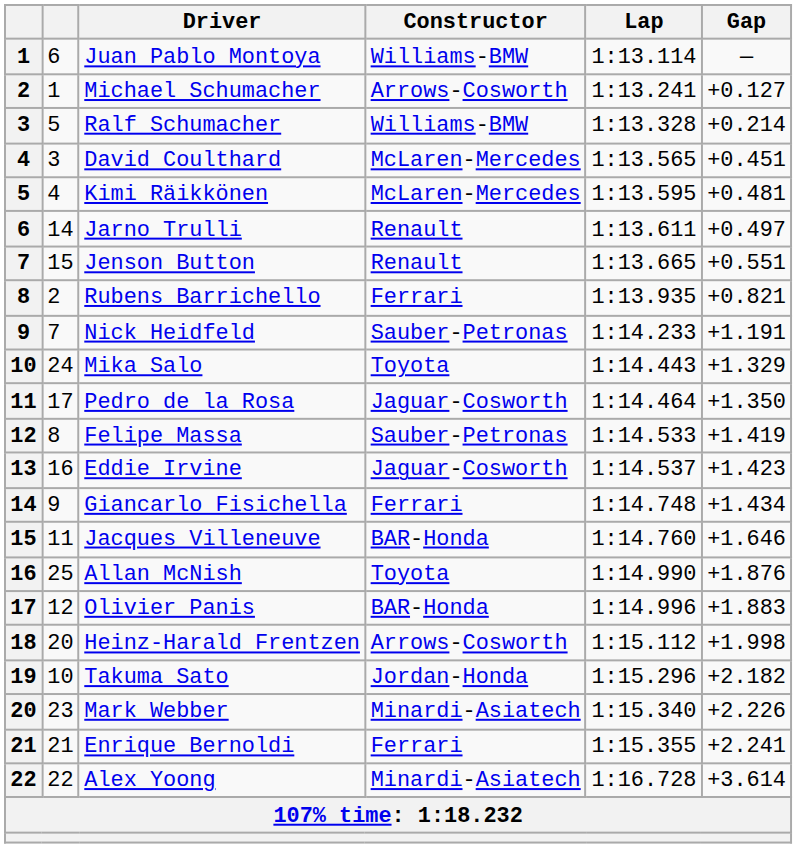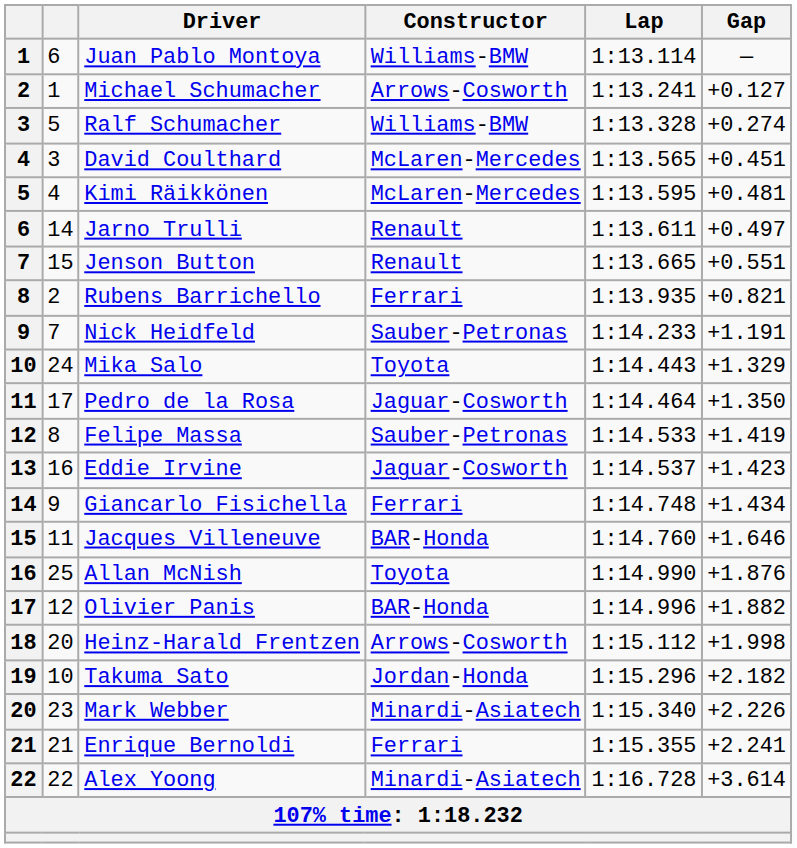(747, 126) +0.214 -> (747, 126) +0.274
(747, 608) +1.883 -> (747, 608) +1.882
